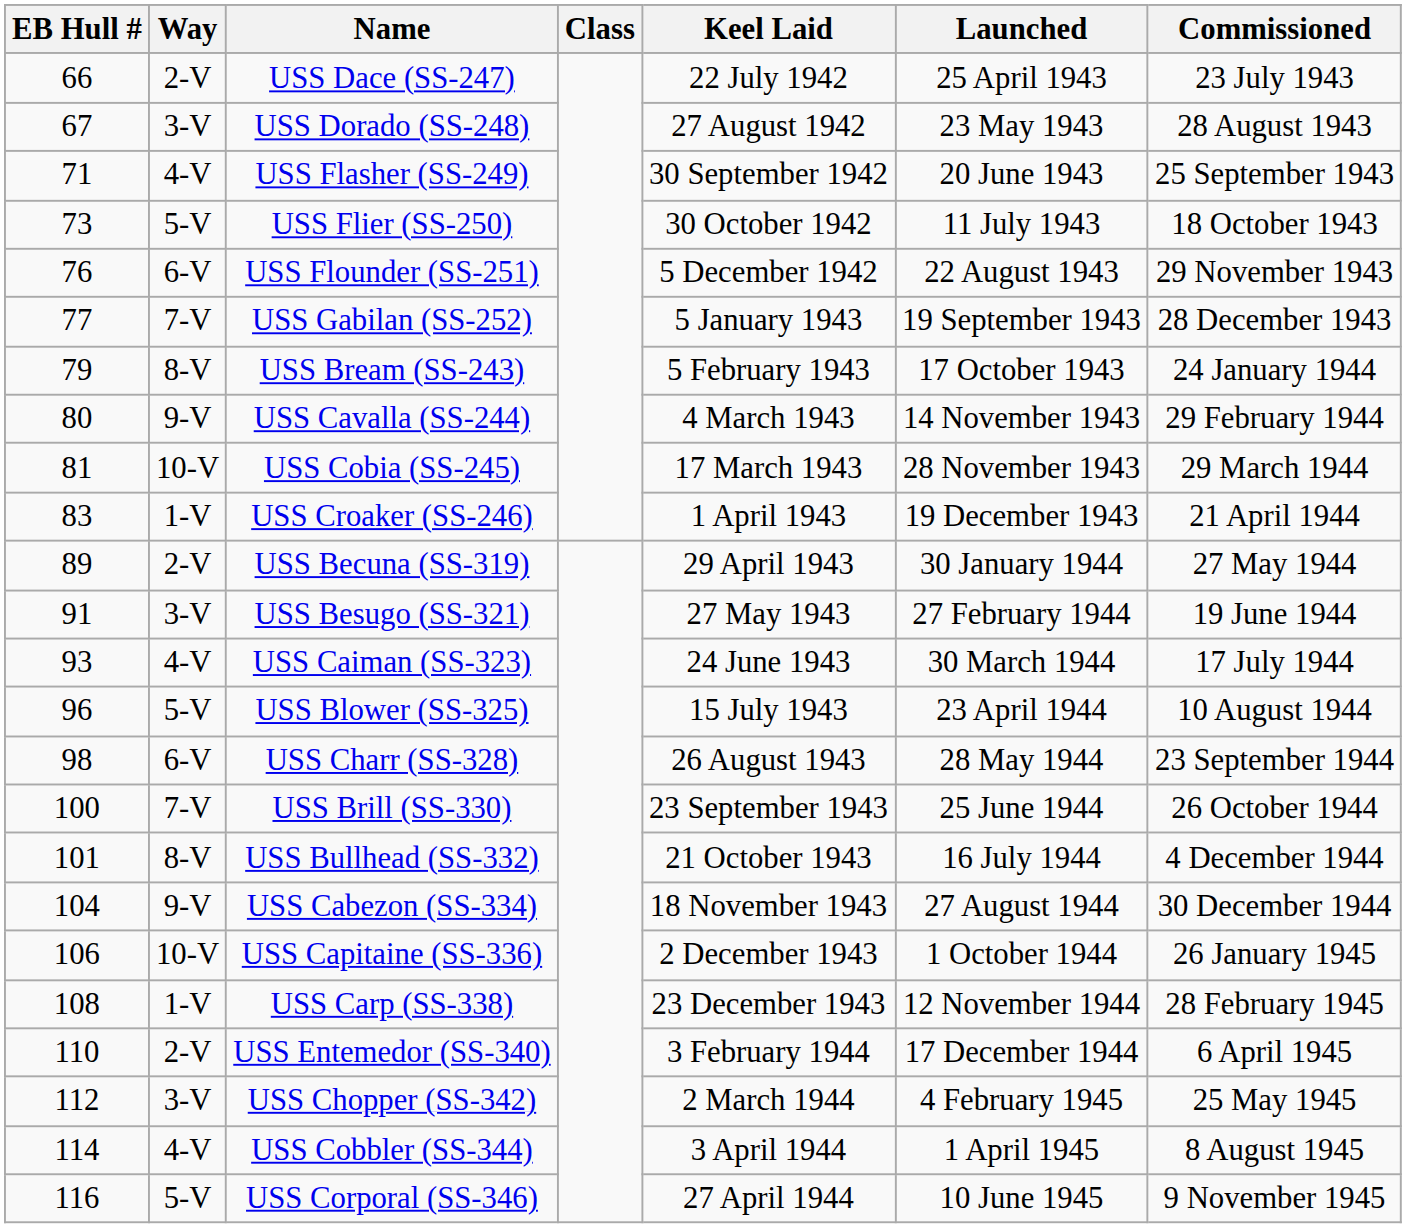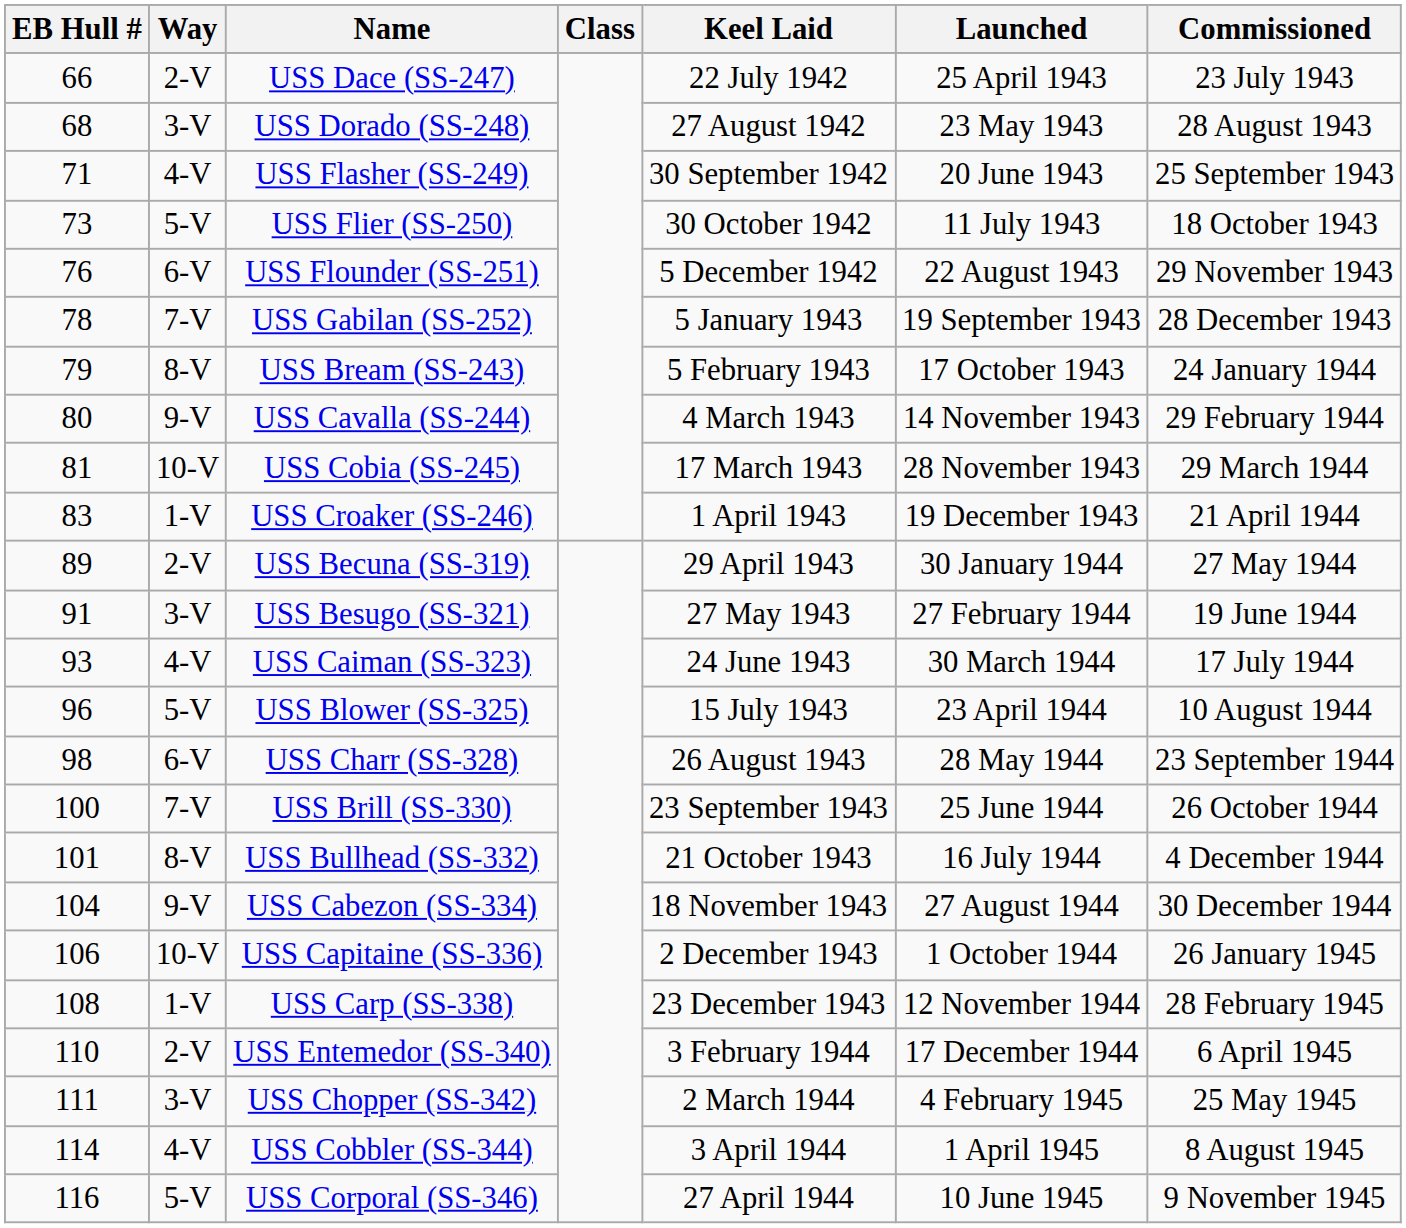(77, 126) 67 -> (77, 126) 68
(77, 321) 77 -> (77, 321) 78
(77, 1100) 112 -> (77, 1100) 111
